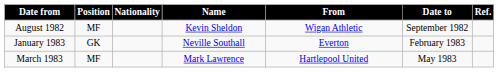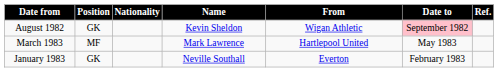(94, 28) MF -> (94, 28) GK
(437, 28) no background -> (437, 28) pink background
rows swapped: (40, 44) <-> (40, 59)
